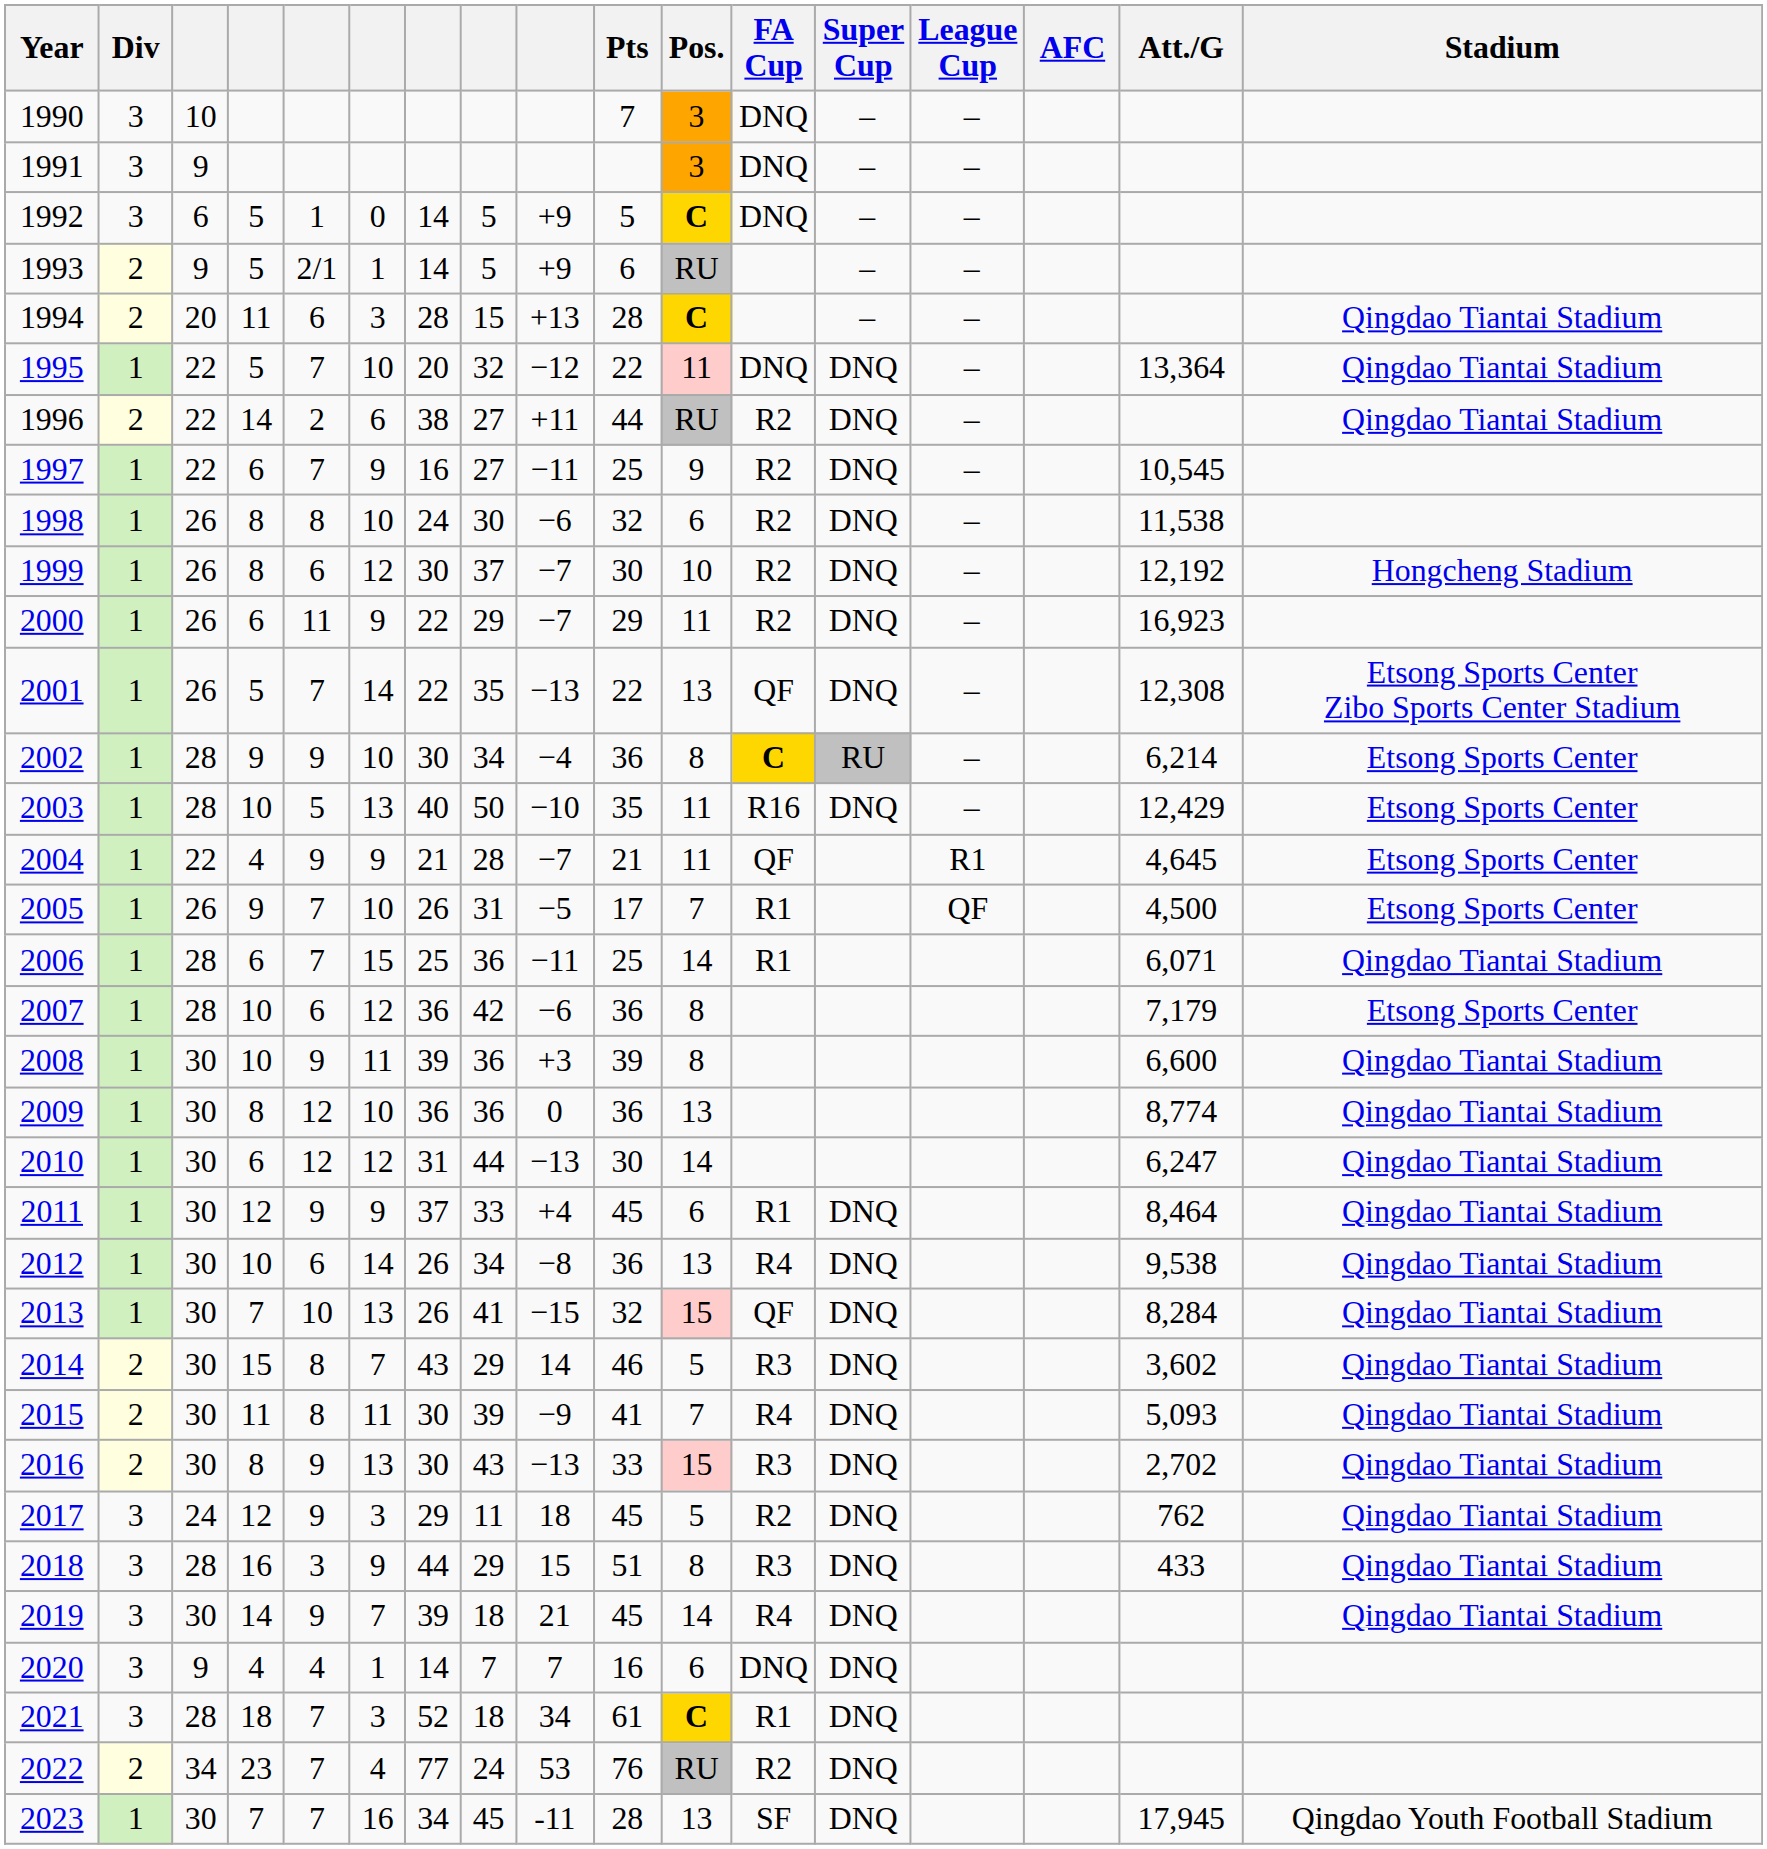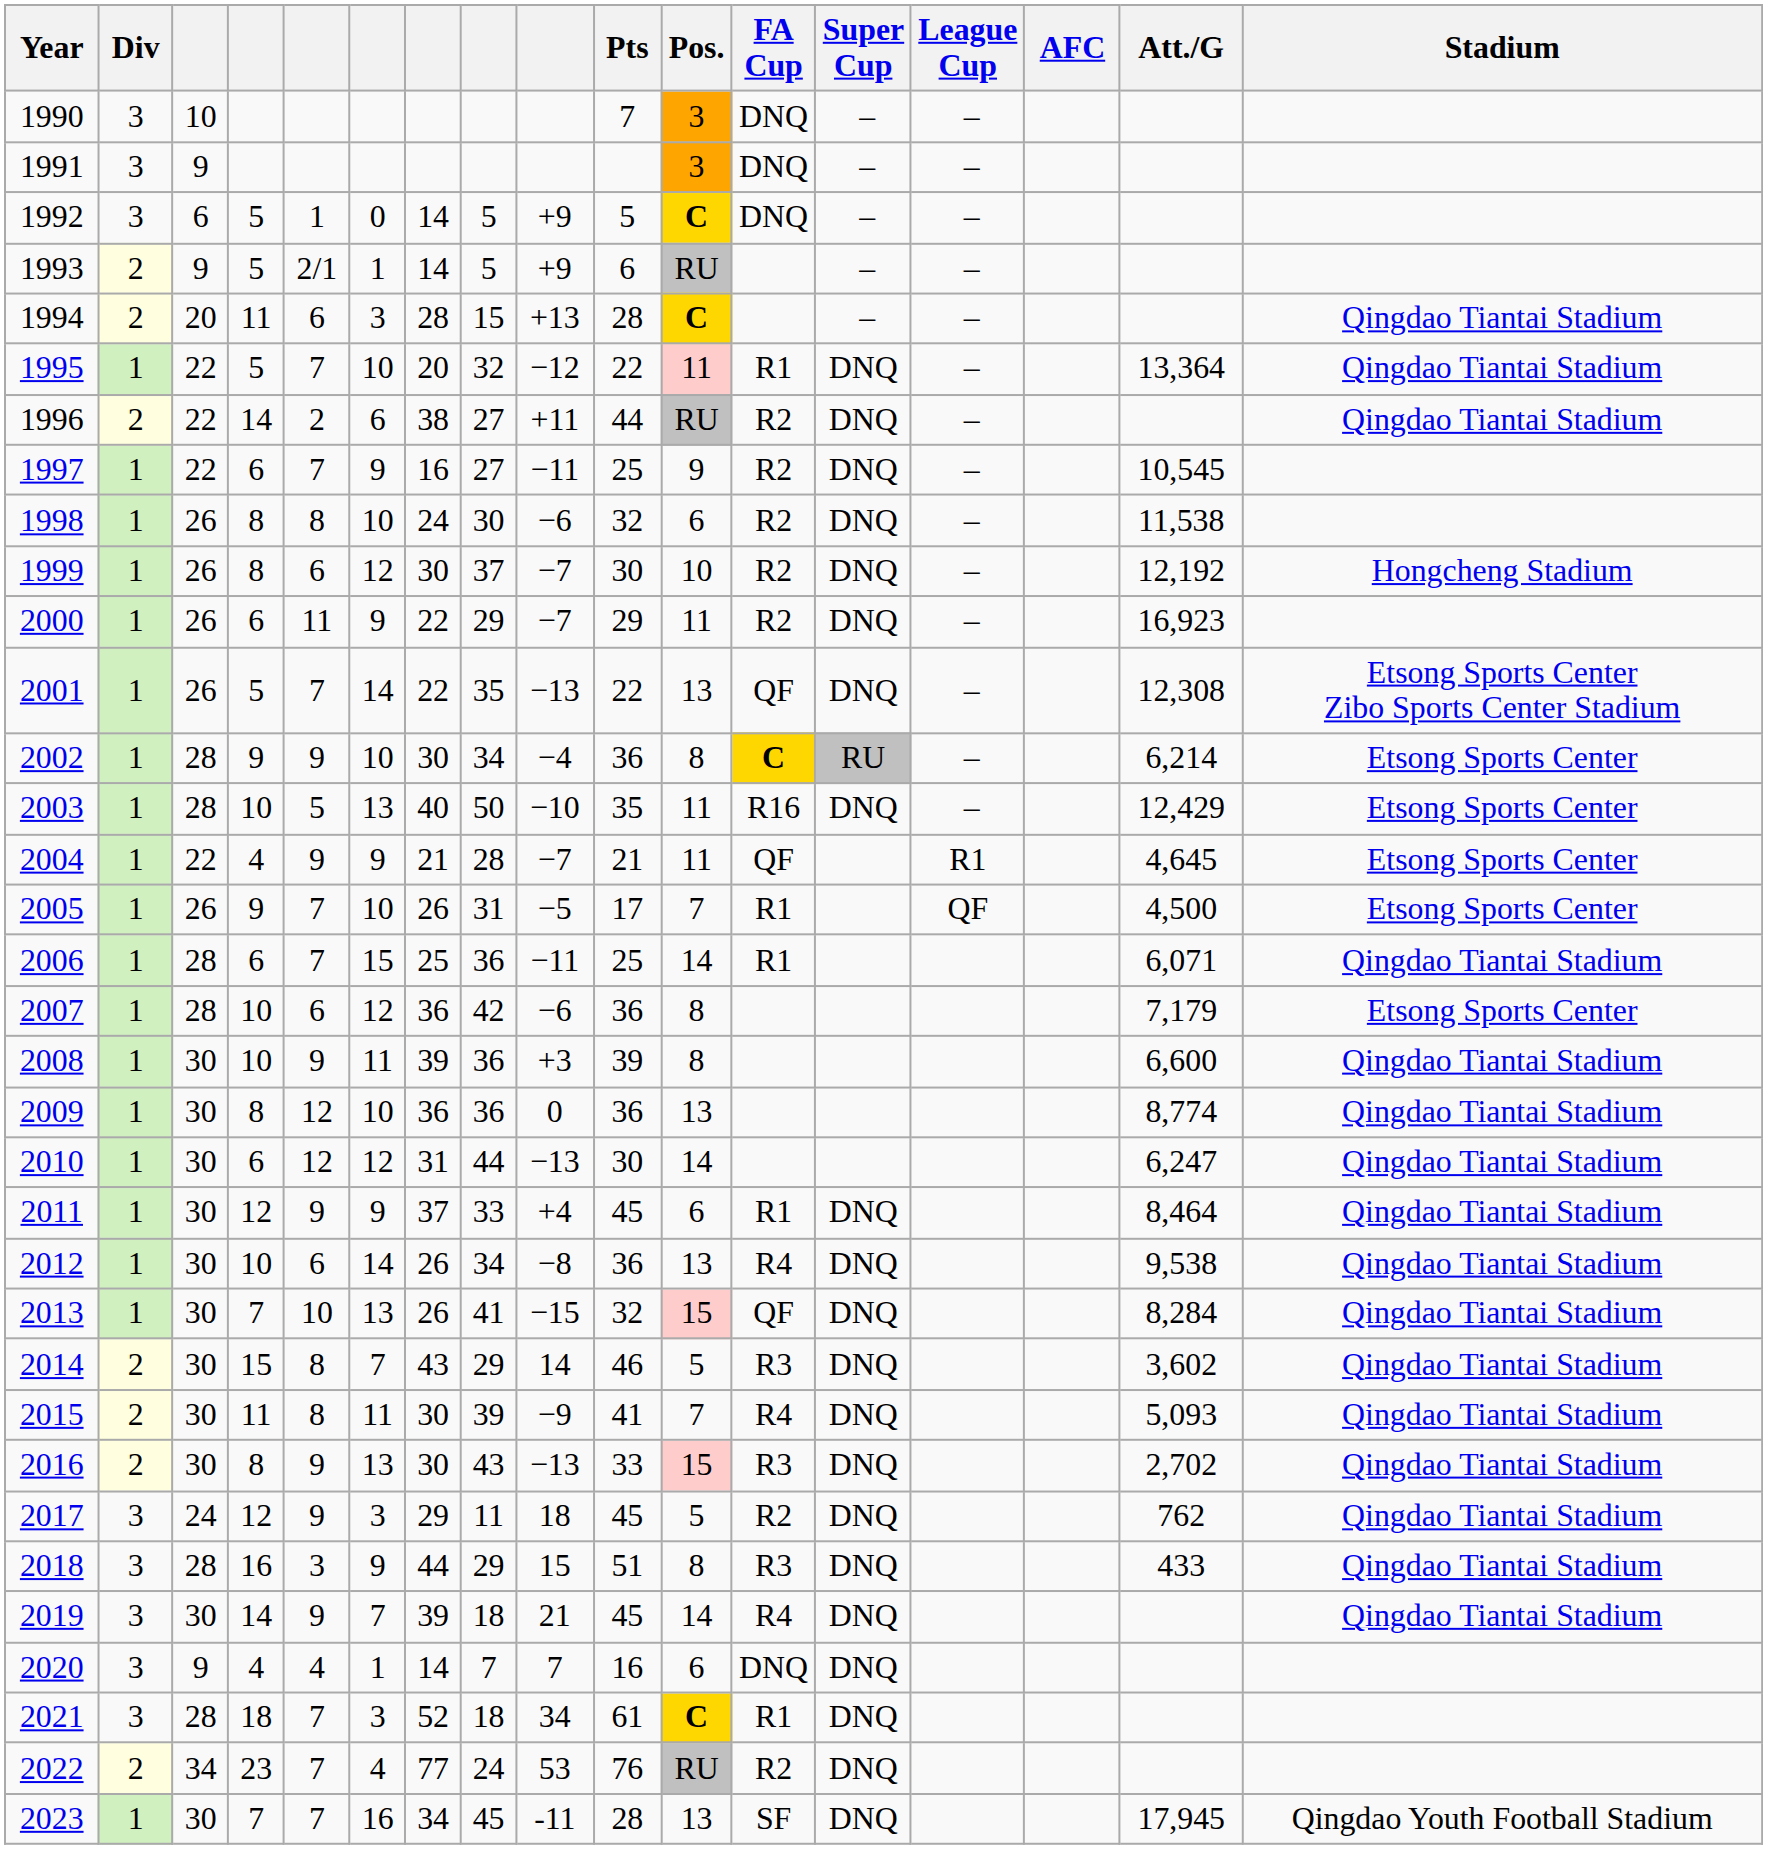(774, 368) DNQ -> (774, 368) R1
